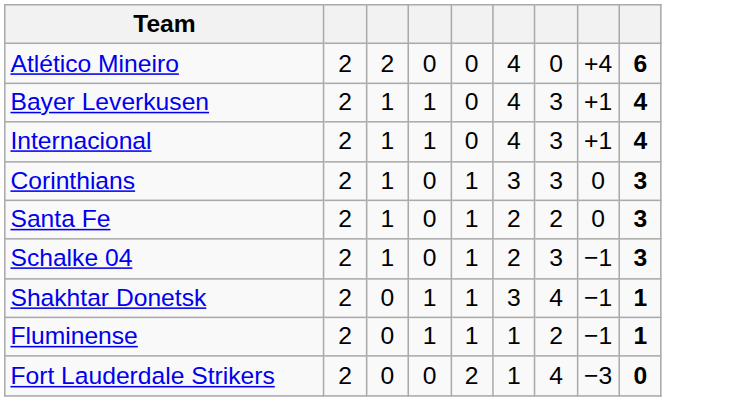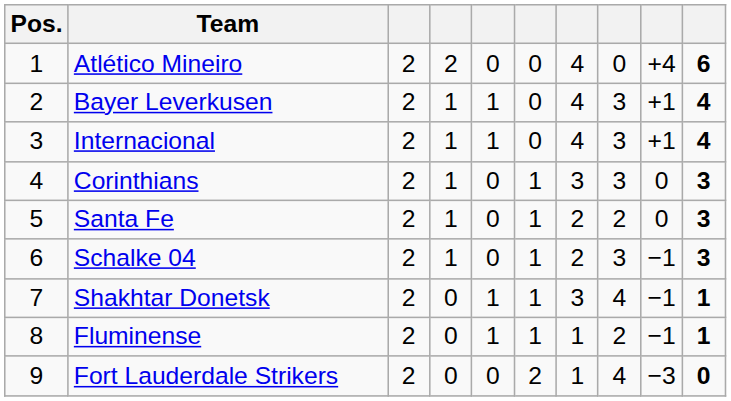+ column: (36, 24)
